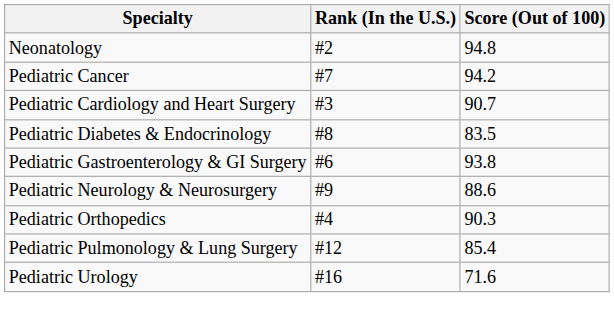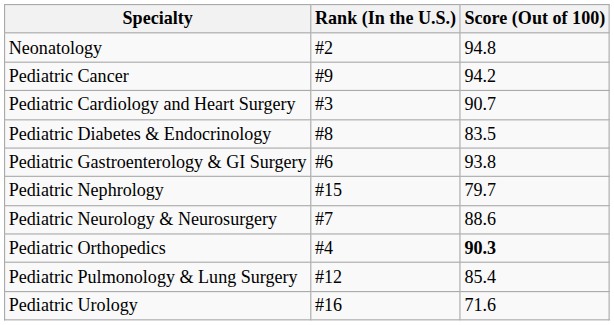(324, 76) #7 -> (324, 76) #9
+ row: (86, 190)
(324, 190) #9 -> (324, 219) #7
(480, 219) normal -> (480, 248) bold
